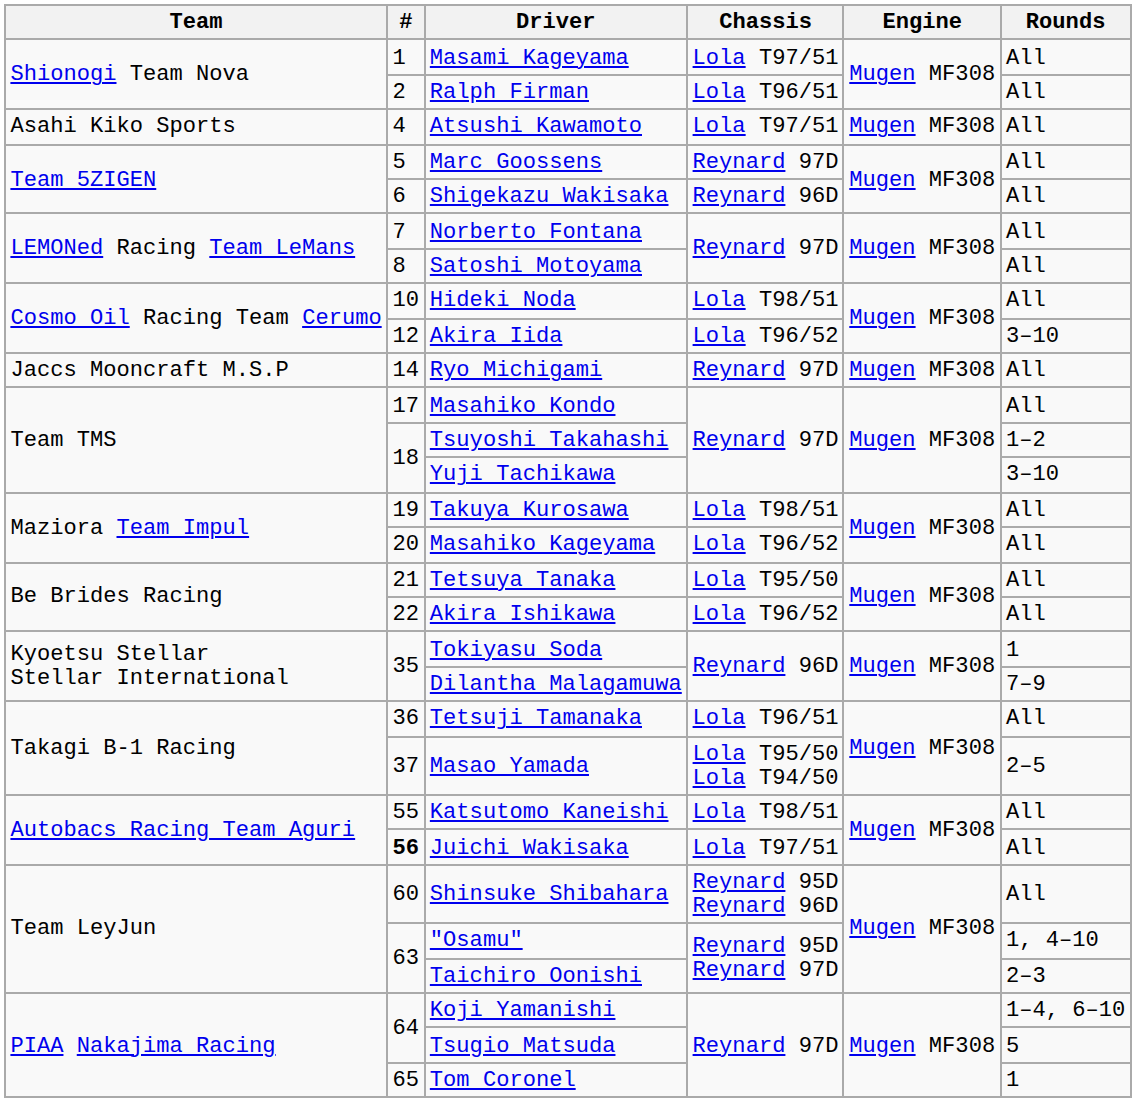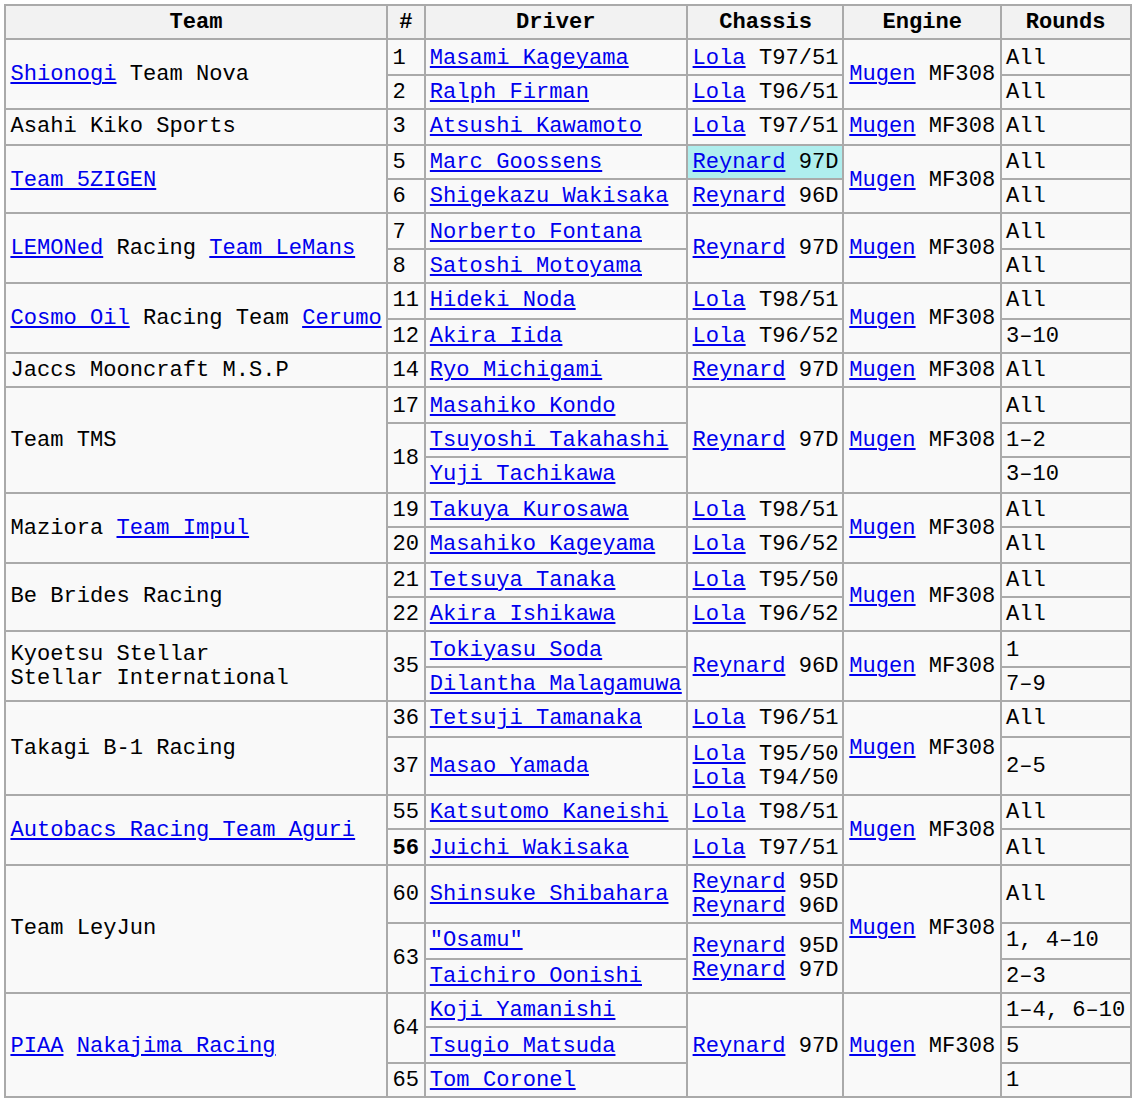(399, 127) 4 -> (399, 127) 3
(766, 162) no background -> (766, 162) paleturquoise background
(406, 301) 10 -> (406, 301) 11
